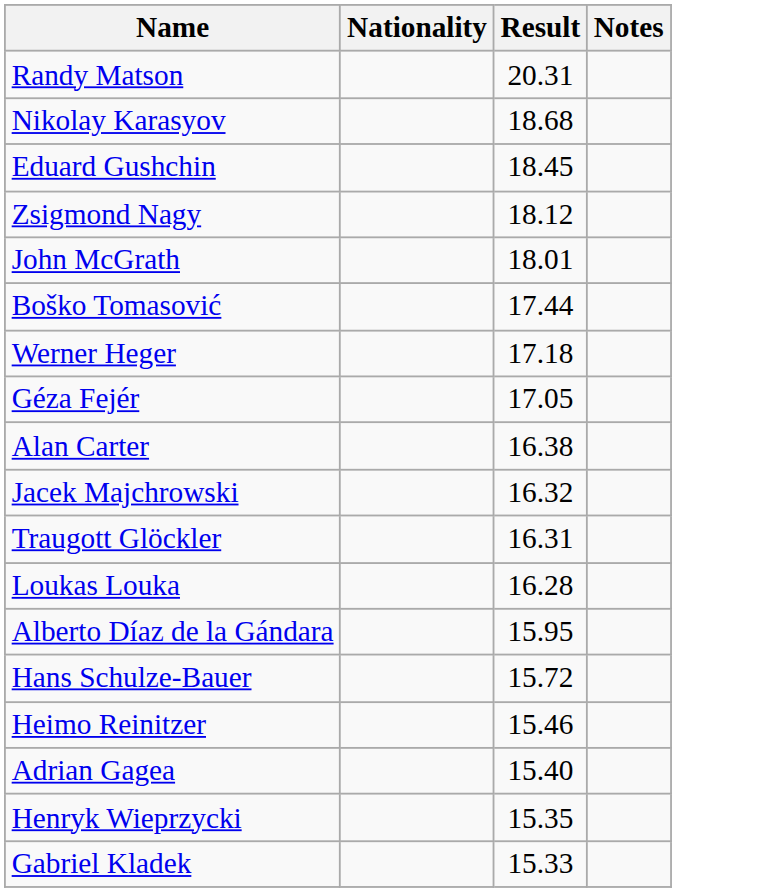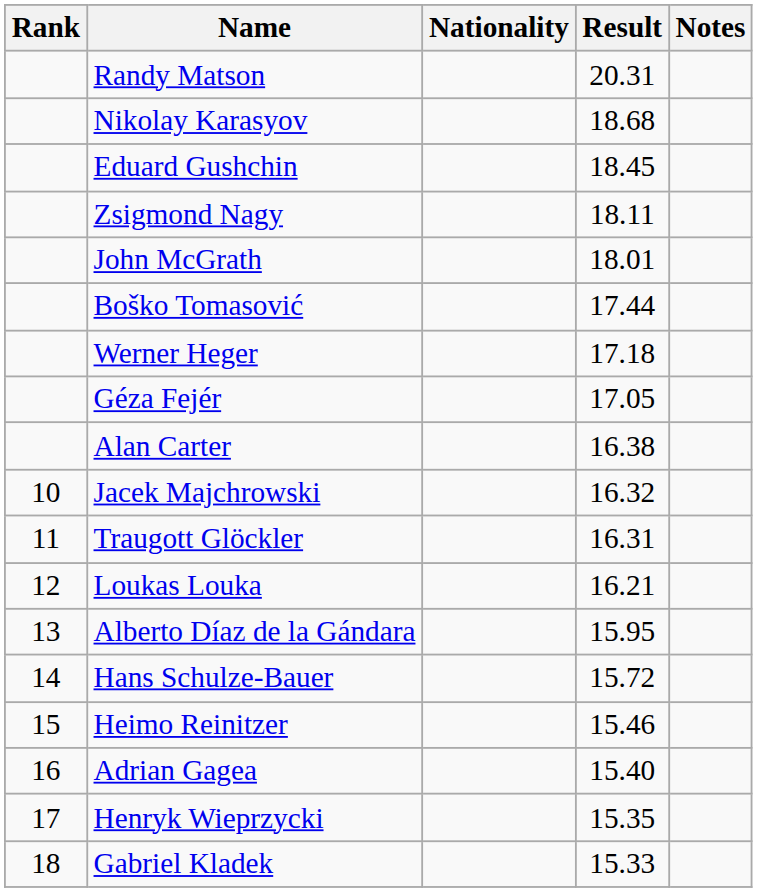+ column: (46, 27)
(540, 213) 18.12 -> (622, 213) 18.11
(540, 584) 16.28 -> (622, 584) 16.21
